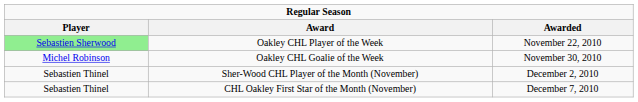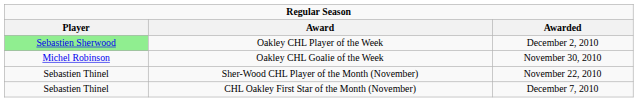(563, 43) November 22, 2010 -> (563, 43) December 2, 2010
(563, 74) December 2, 2010 -> (563, 74) November 22, 2010
